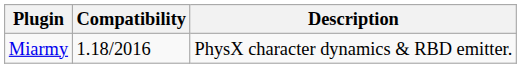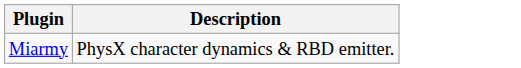- column: (131, 19)
